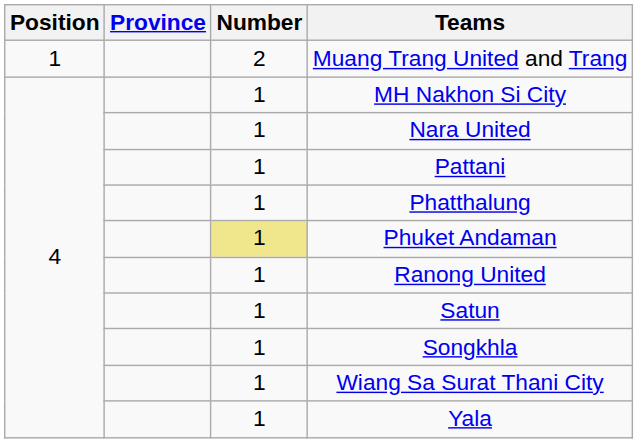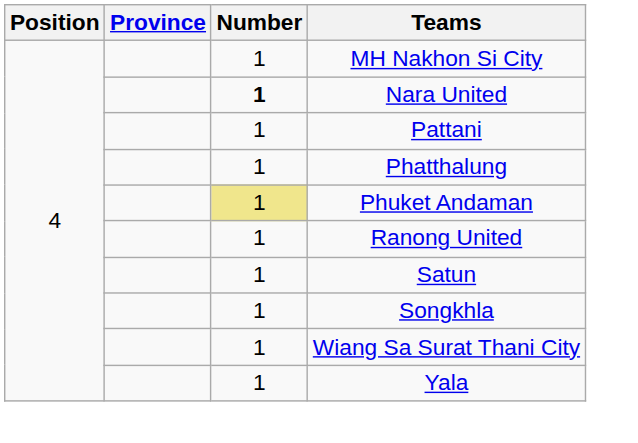- row: (470, 58)
(259, 130) normal -> (259, 94) bold
